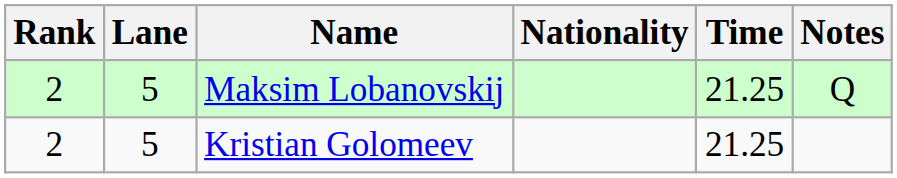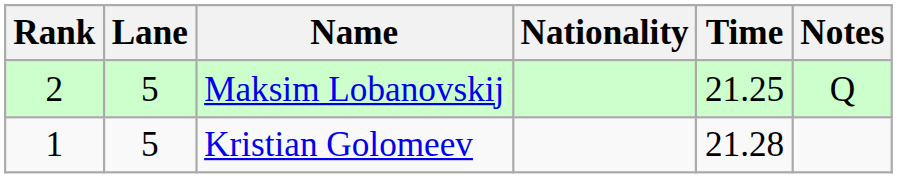(54, 144) 2 -> (54, 144) 1
(745, 144) 21.25 -> (745, 144) 21.28
